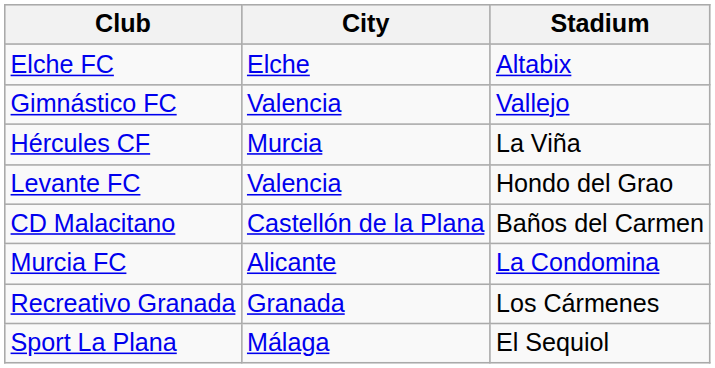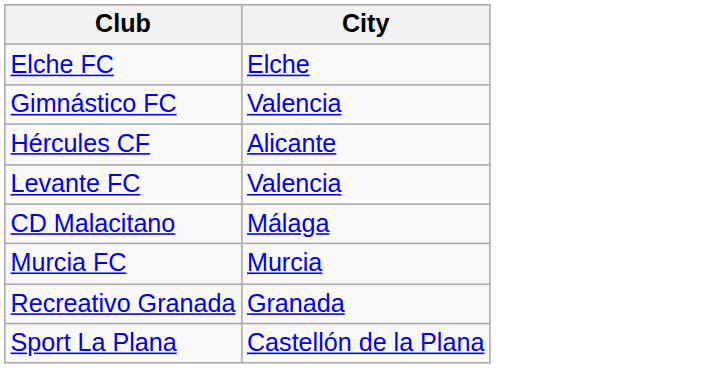- column: (600, 24)
(285, 143) Murcia -> (292, 143) Alicante
(366, 223) Castellón de la Plana -> (288, 223) Málaga
(292, 263) Alicante -> (285, 263) Murcia
(288, 343) Málaga -> (366, 343) Castellón de la Plana
